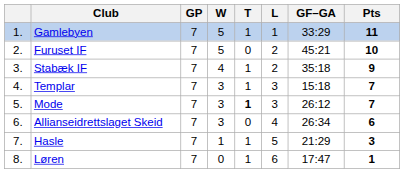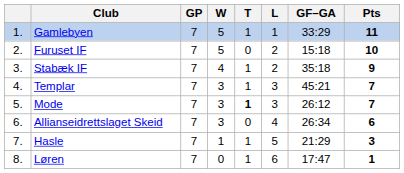(316, 50) 45:21 -> (316, 50) 15:18
(316, 86) 15:18 -> (316, 86) 45:21
